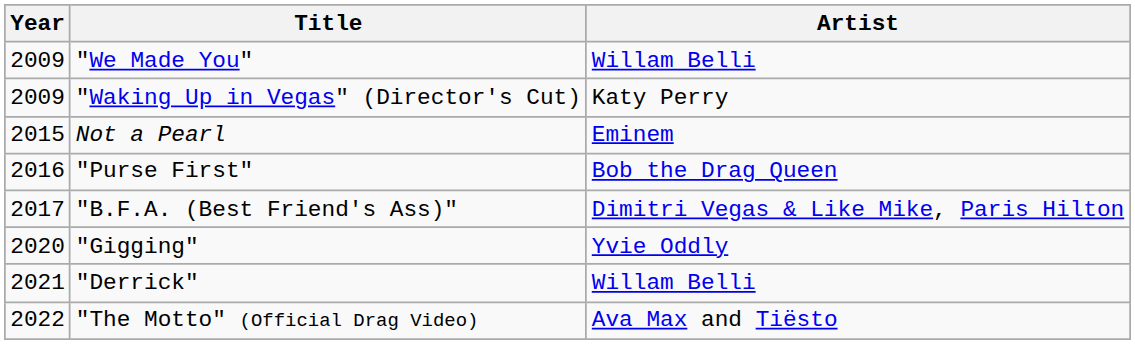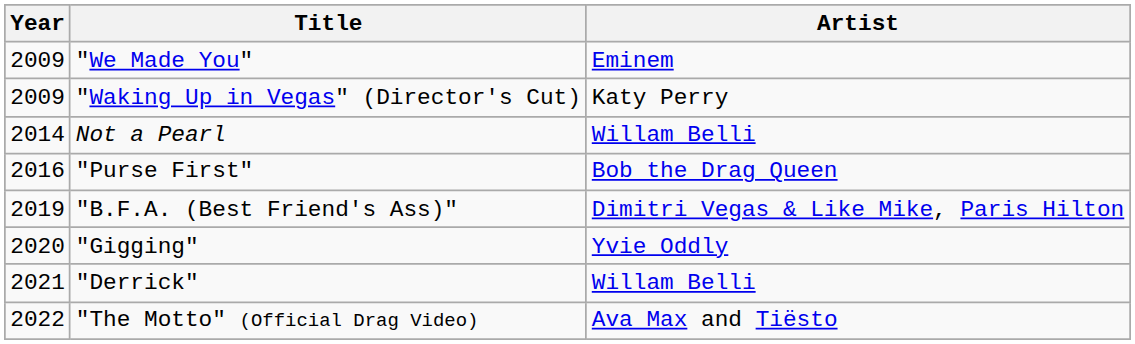(674, 60) Willam Belli -> (633, 60) Eminem
(38, 135) 2015 -> (38, 135) 2014
(633, 135) Eminem -> (674, 135) Willam Belli
(38, 209) 2017 -> (38, 209) 2019
